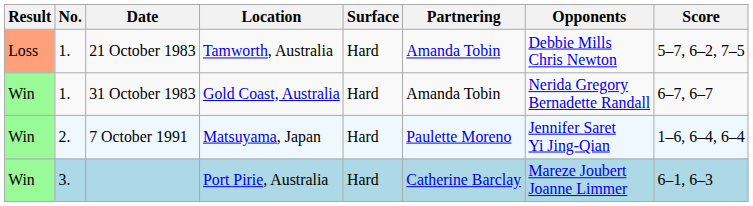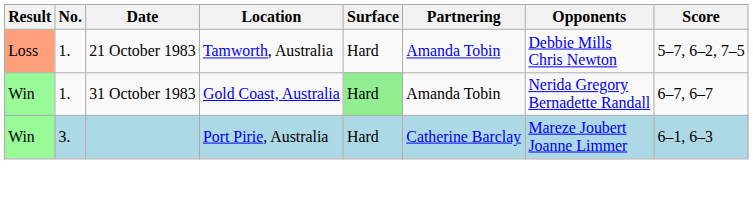(363, 94) no background -> (363, 94) lightgreen background
- row: (138, 136)
